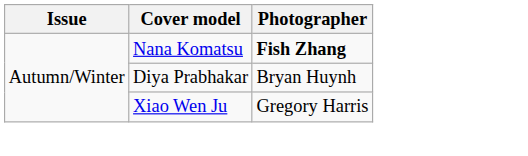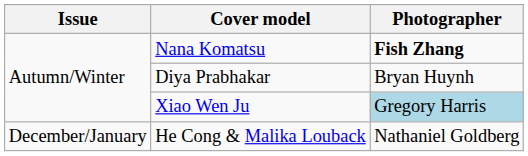(312, 106) no background -> (430, 106) lightblue background
+ row: (260, 135)
